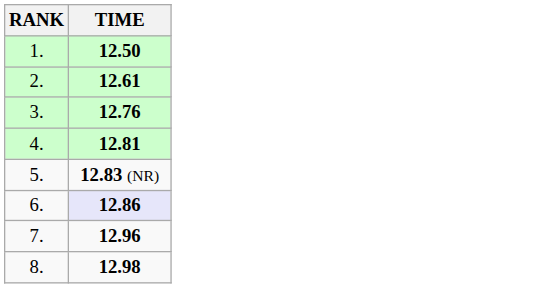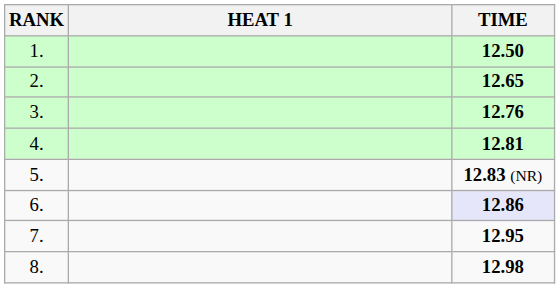+ column: (260, 20)
(120, 82) 12.61 -> (503, 82) 12.65
(120, 236) 12.96 -> (503, 236) 12.95
